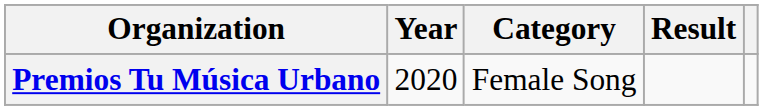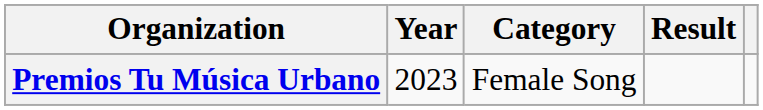(426, 79) 2020 -> (426, 79) 2023
